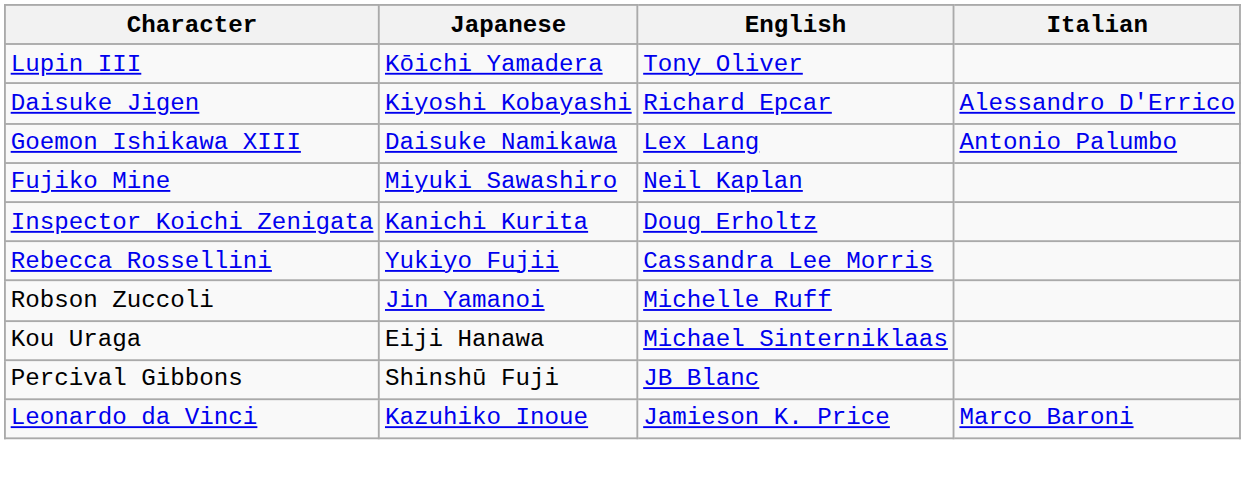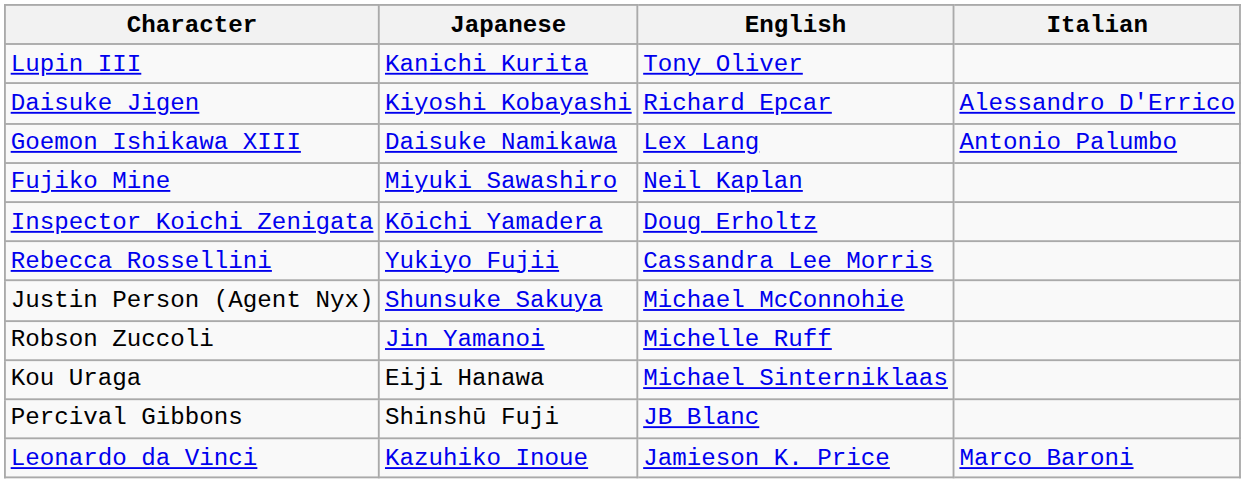(494, 64) Kōichi Yamadera -> (487, 64) Kanichi Kurita
(487, 222) Kanichi Kurita -> (494, 222) Kōichi Yamadera
+ row: (192, 300)
